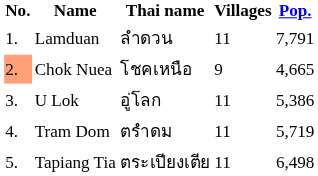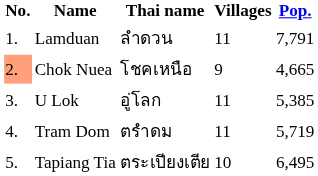(295, 100) 5,386 -> (295, 100) 5,385
(222, 162) 11 -> (223, 162) 10
(295, 162) 6,498 -> (295, 162) 6,495
